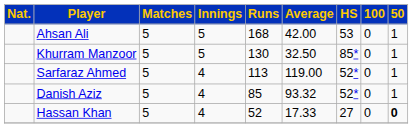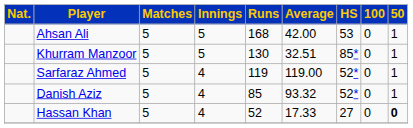(301, 53) 32.50 -> (301, 53) 32.51
(258, 73) 113 -> (258, 73) 119
